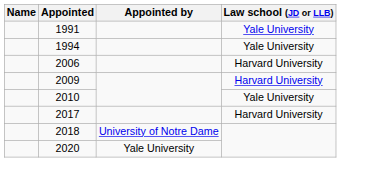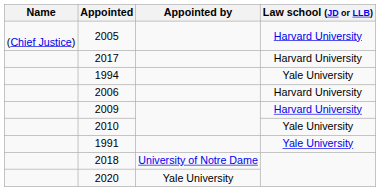+ row: (107, 36)
rows swapped: (67, 30) <-> (67, 115)
